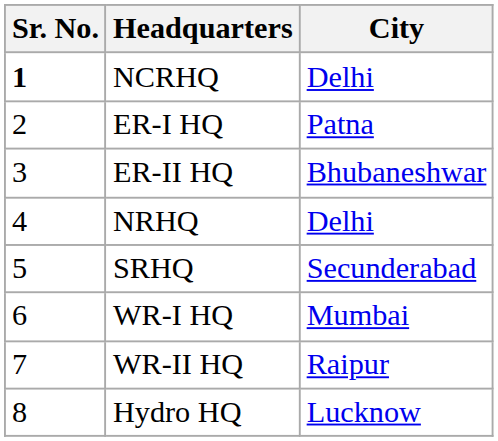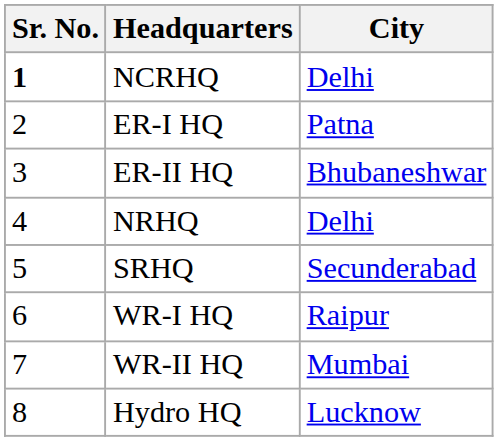(358, 316) Mumbai -> (348, 316) Raipur
(348, 364) Raipur -> (358, 364) Mumbai
